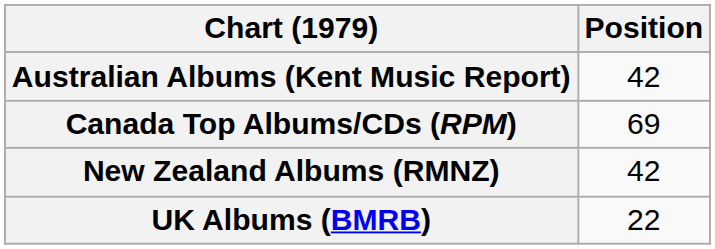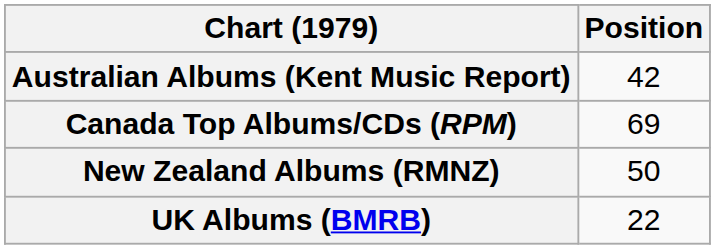(644, 171) 42 -> (644, 171) 50
